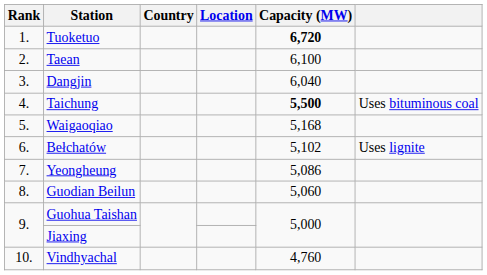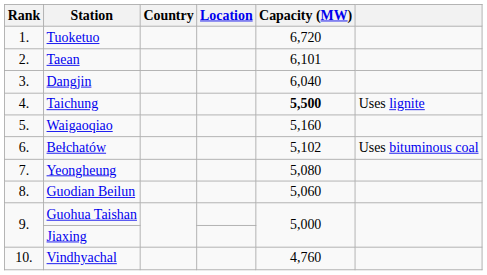(306, 37) bold -> (306, 37) normal
(306, 59) 6,100 -> (306, 59) 6,101
(419, 103) Uses bituminous coal -> (392, 103) Uses lignite
(306, 125) 5,168 -> (306, 125) 5,160
(392, 147) Uses lignite -> (419, 147) Uses bituminous coal
(306, 170) 5,086 -> (306, 170) 5,080
